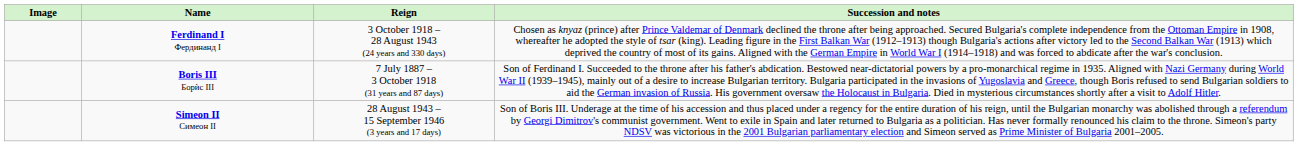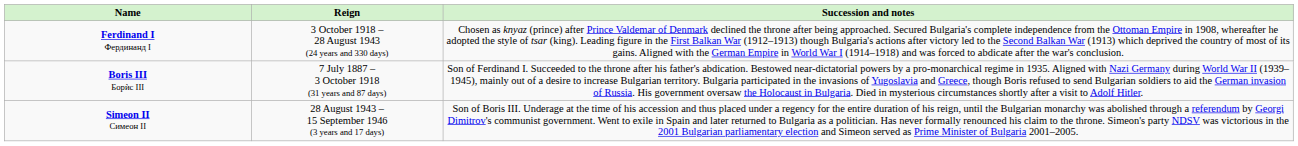- column: (43, 12)
